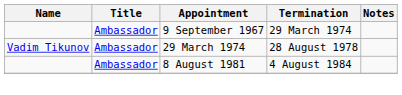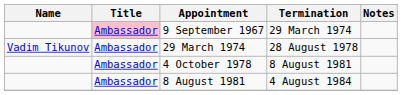(126, 30) no background -> (126, 30) pink background
+ row: (207, 64)
